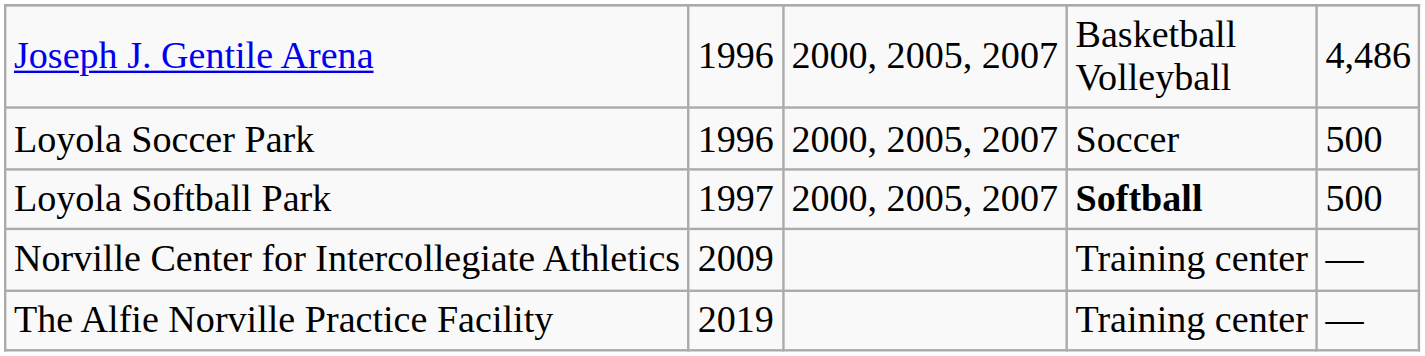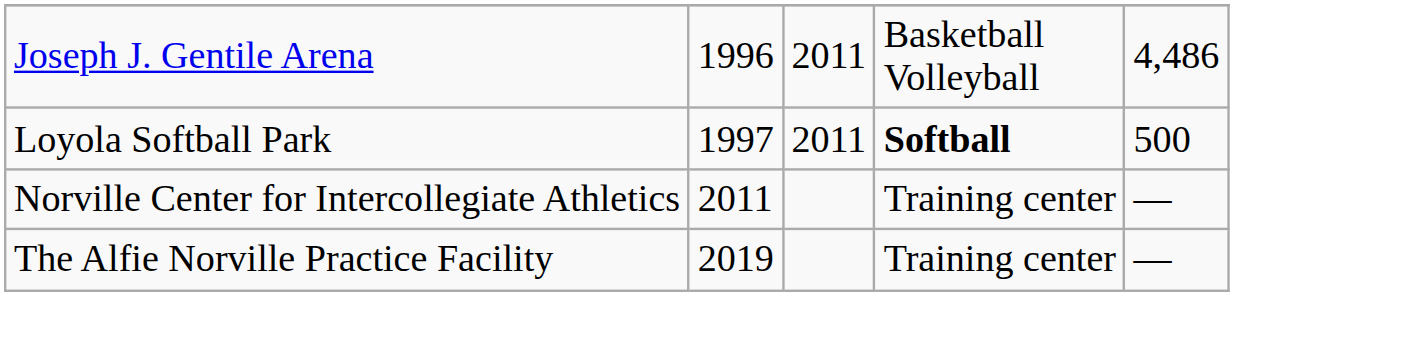(925, 56) 2000, 2005, 2007 -> (829, 56) 2011
- row: (164, 137)
(925, 198) 2000, 2005, 2007 -> (829, 137) 2011
(736, 258) 2009 -> (735, 198) 2011
